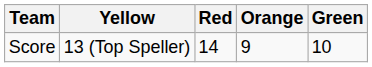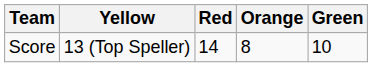(246, 47) 9 -> (246, 47) 8
